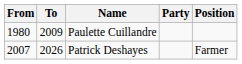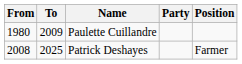(19, 50) 2007 -> (19, 50) 2008
(51, 50) 2026 -> (51, 50) 2025
